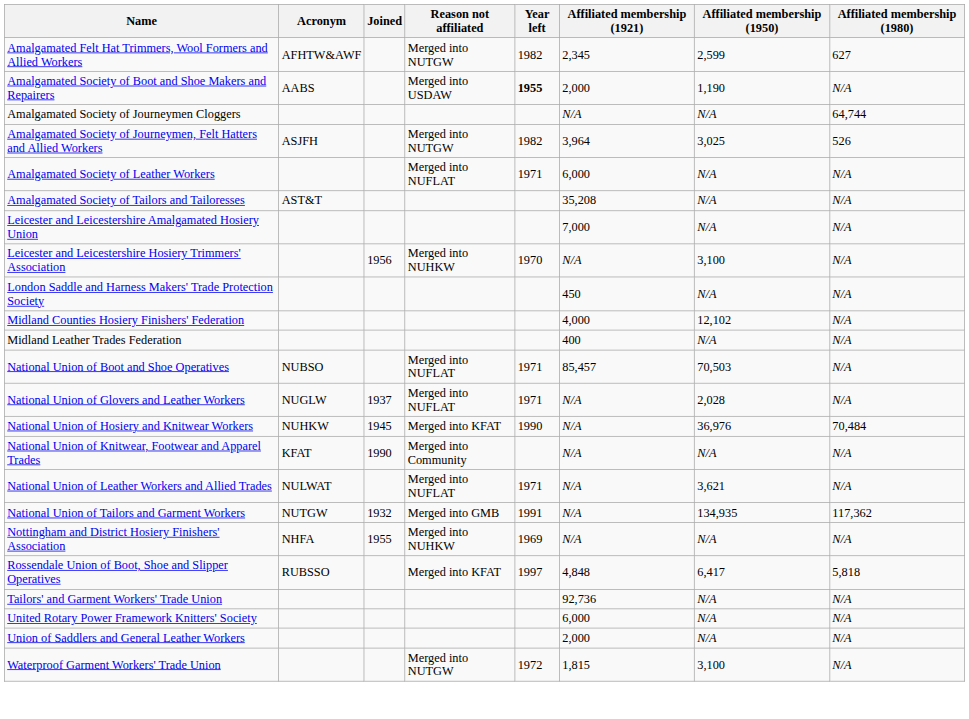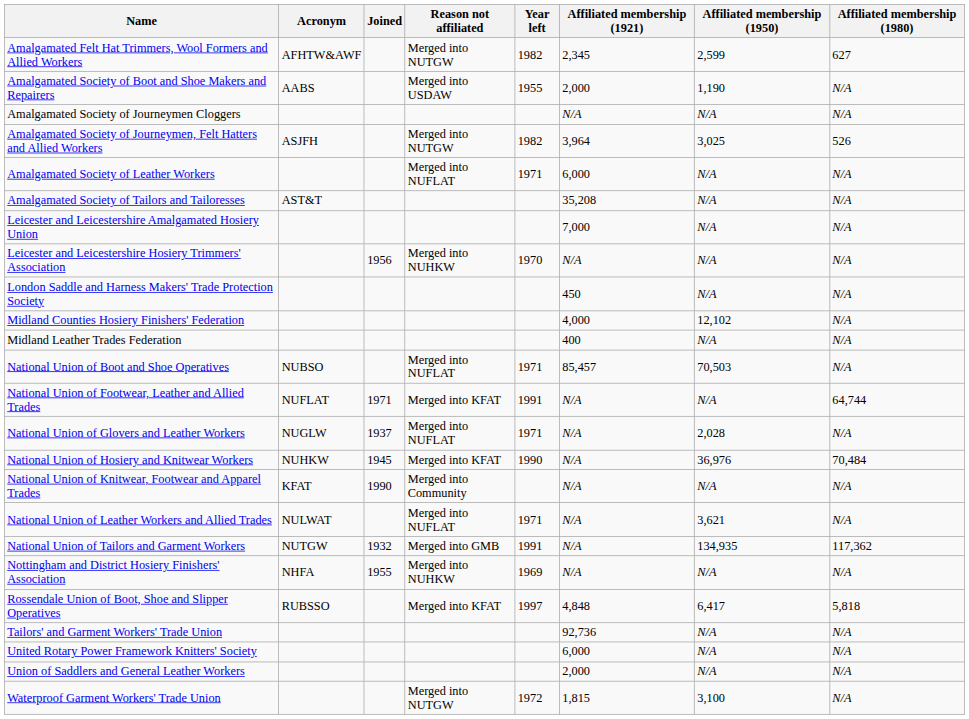(530, 87) bold -> (530, 87) normal
(849, 114) 64,744 -> (842, 114) N/A
(711, 260) 3,100 -> (707, 260) N/A
+ row: (126, 399)
